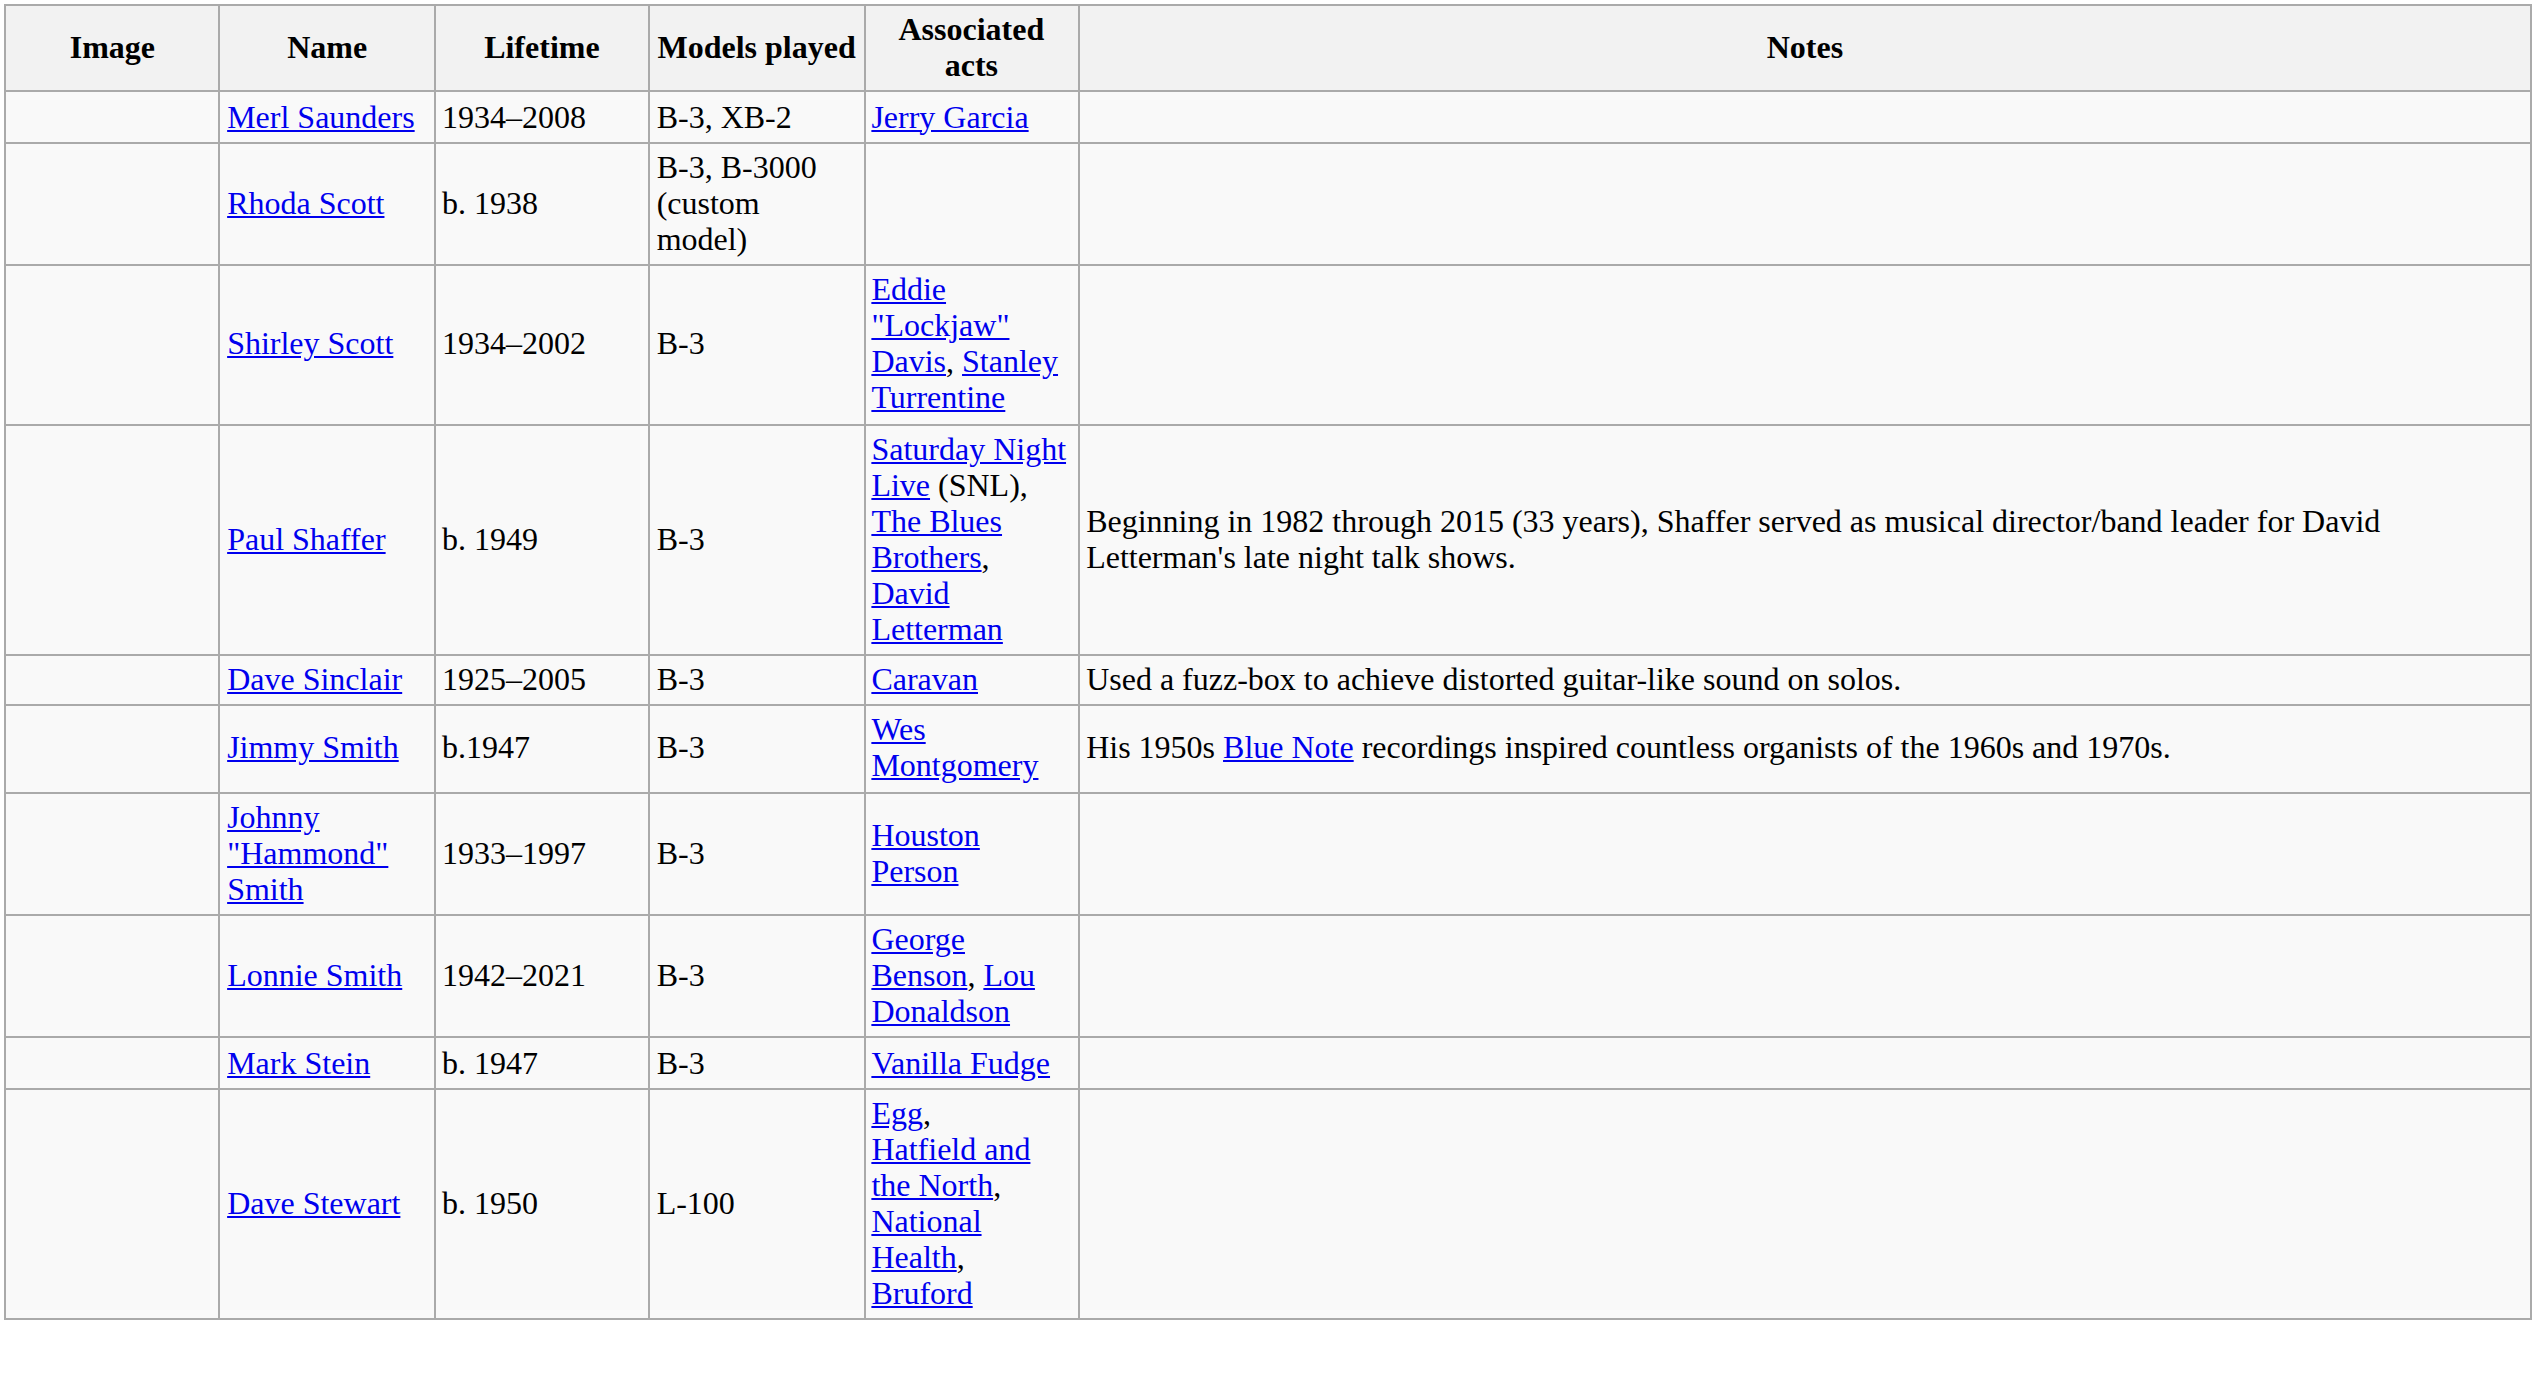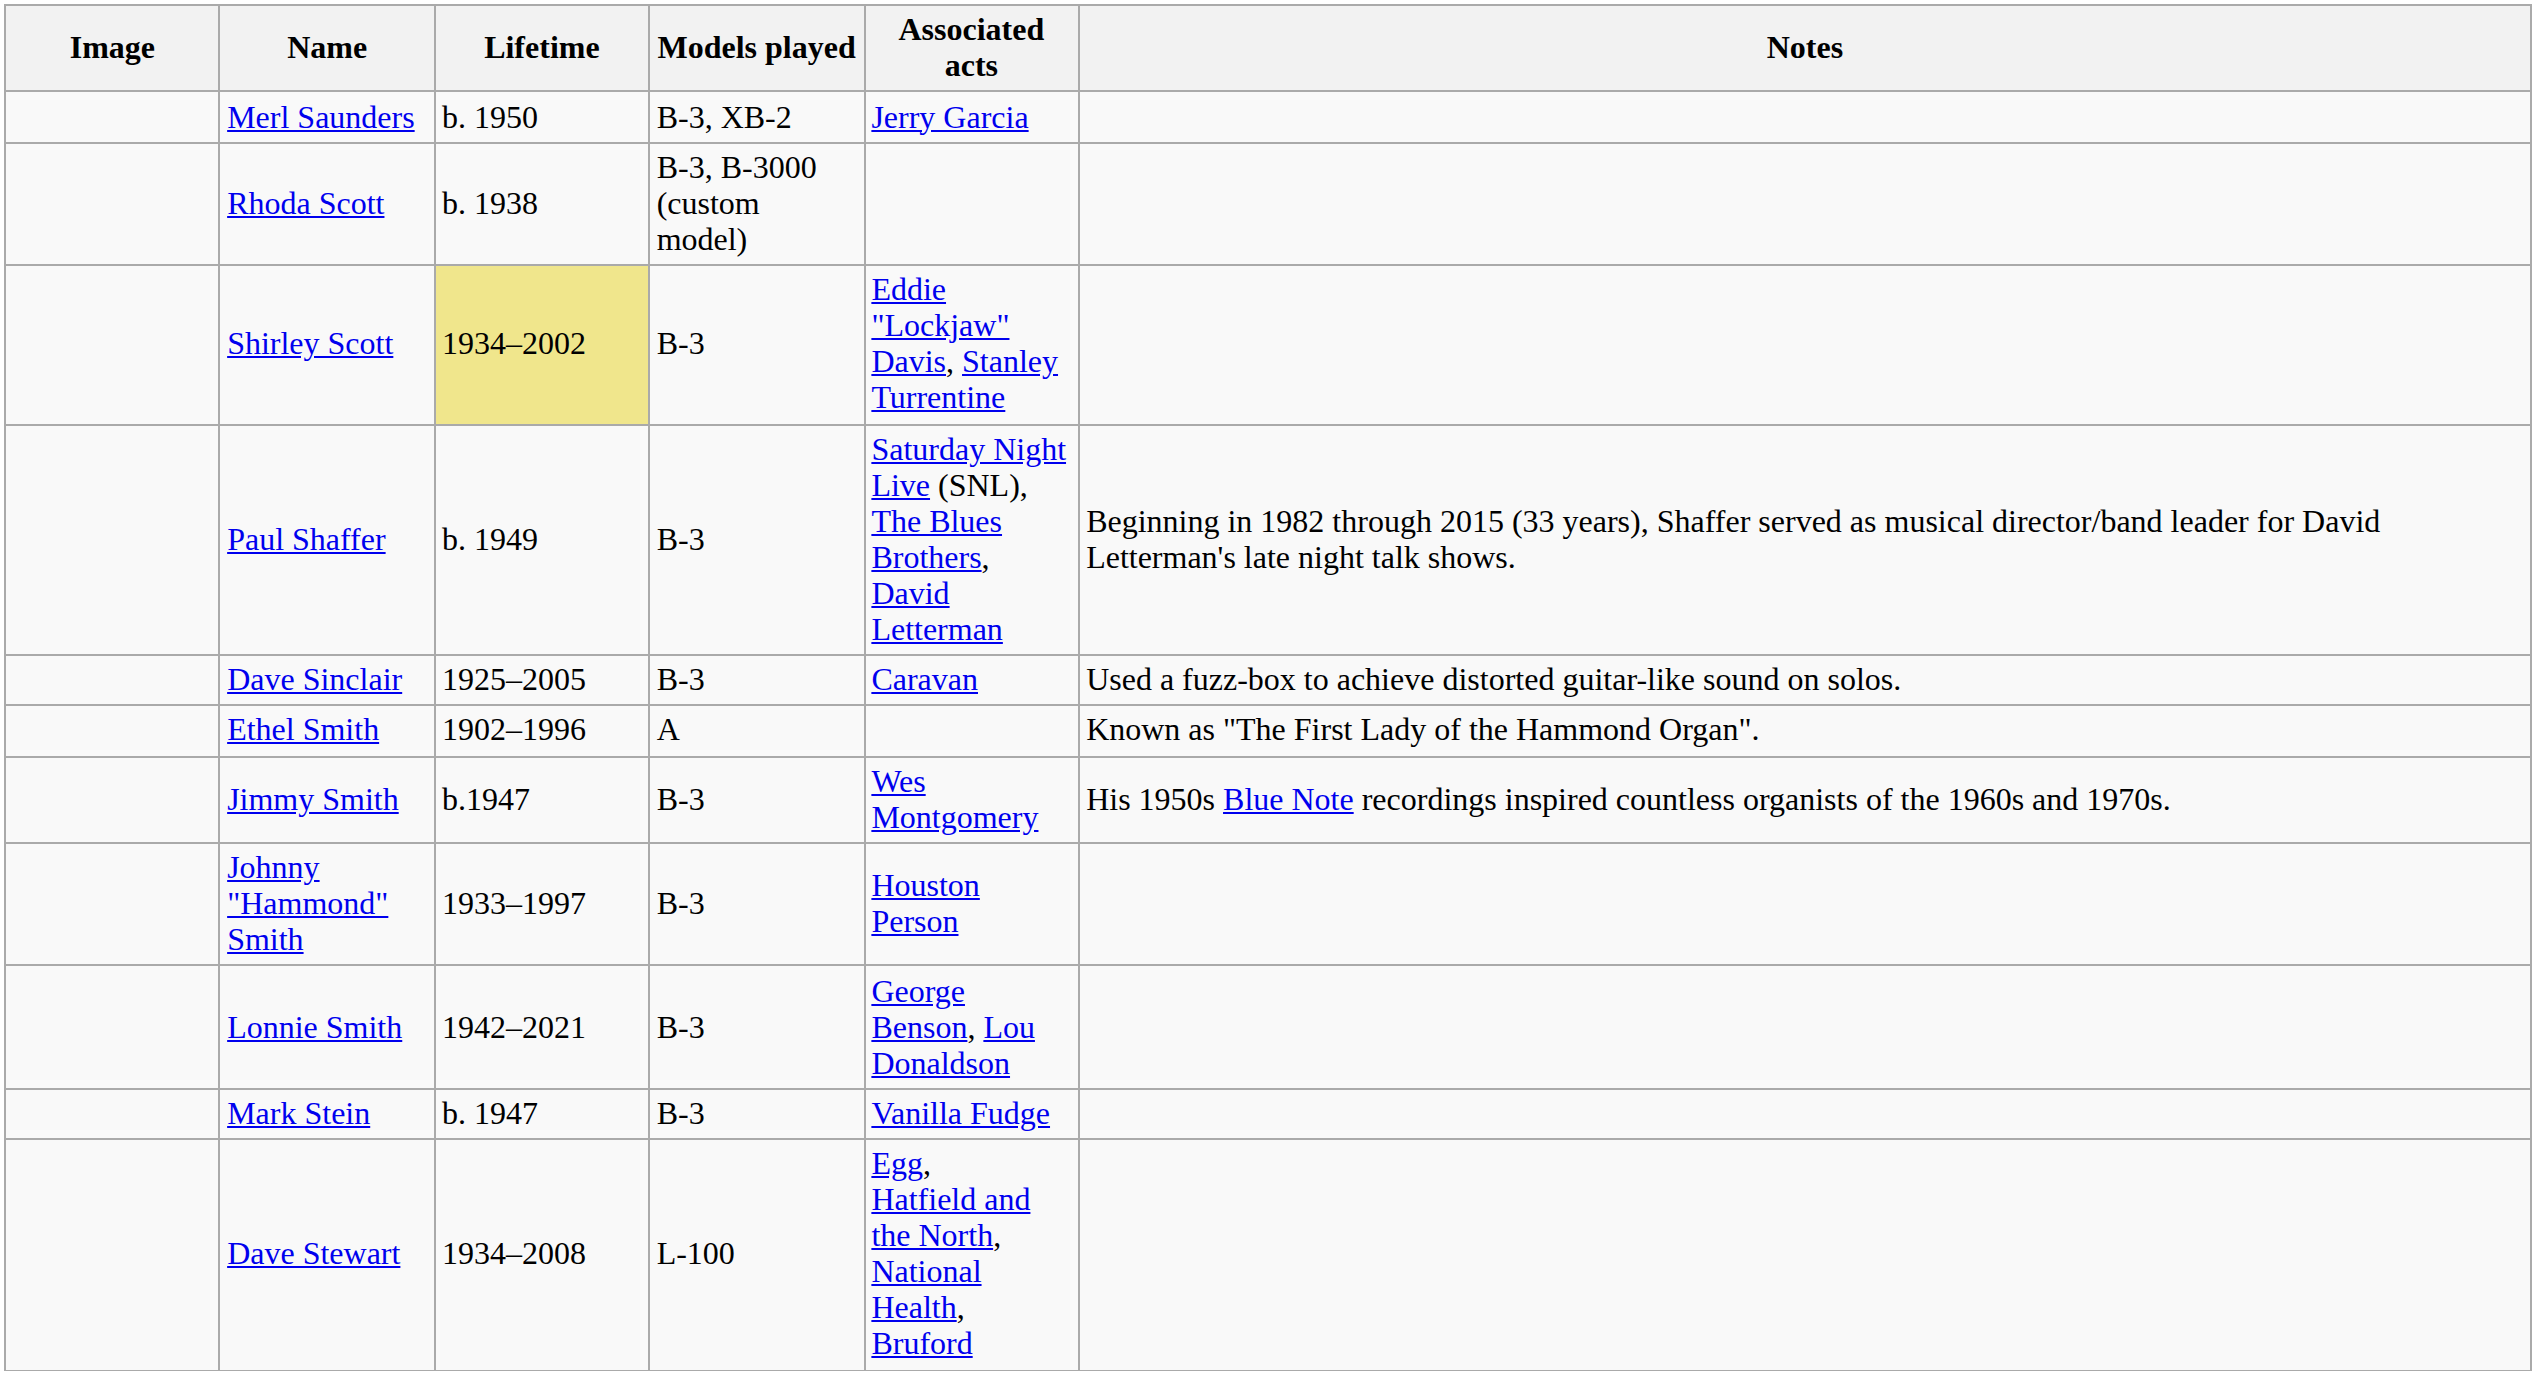(514, 116) 1934–2008 -> (490, 116) b. 1950
(514, 344) no background -> (514, 344) khaki background
+ row: (303, 730)
(490, 1203) b. 1950 -> (514, 1254) 1934–2008
